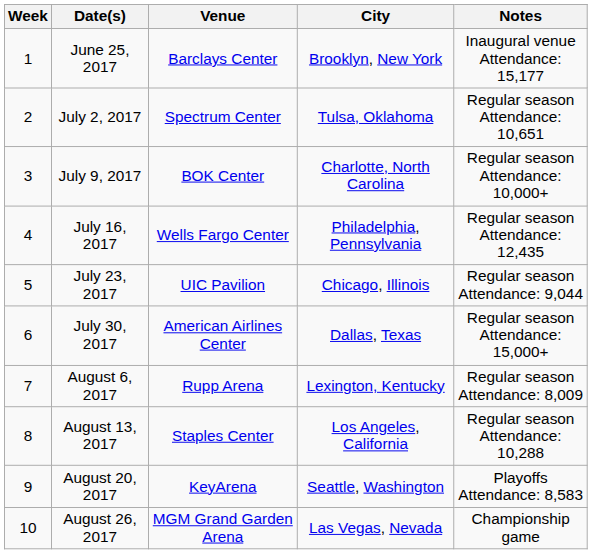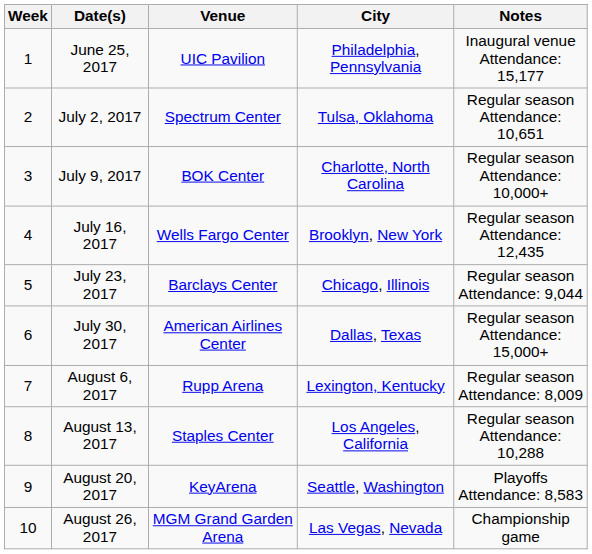(223, 58) Barclays Center -> (223, 58) UIC Pavilion
(376, 58) Brooklyn, New York -> (376, 58) Philadelphia, Pennsylvania
(376, 235) Philadelphia, Pennsylvania -> (376, 235) Brooklyn, New York
(223, 285) UIC Pavilion -> (223, 285) Barclays Center
